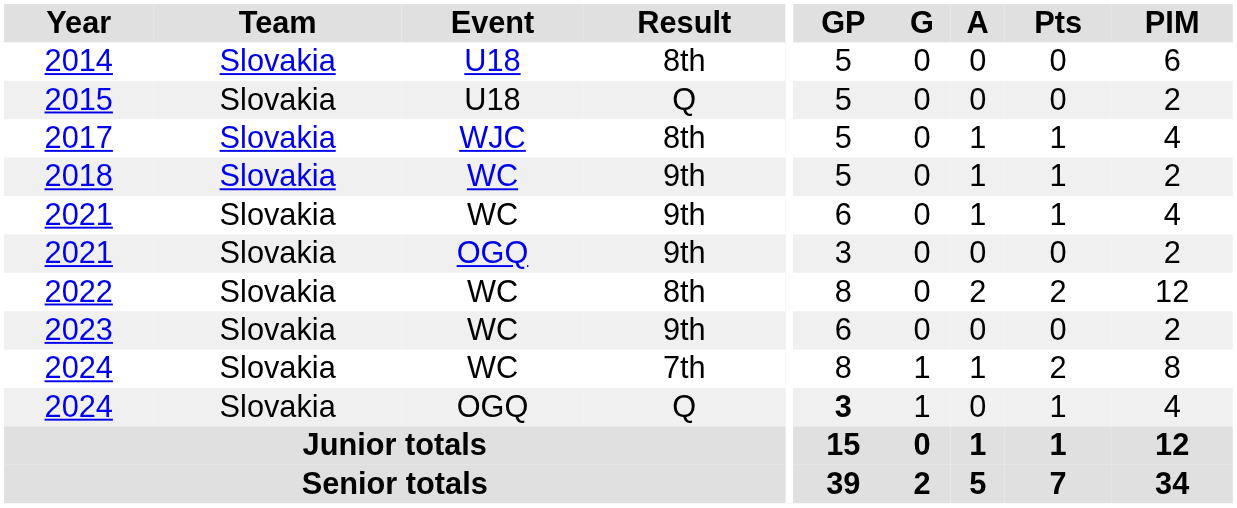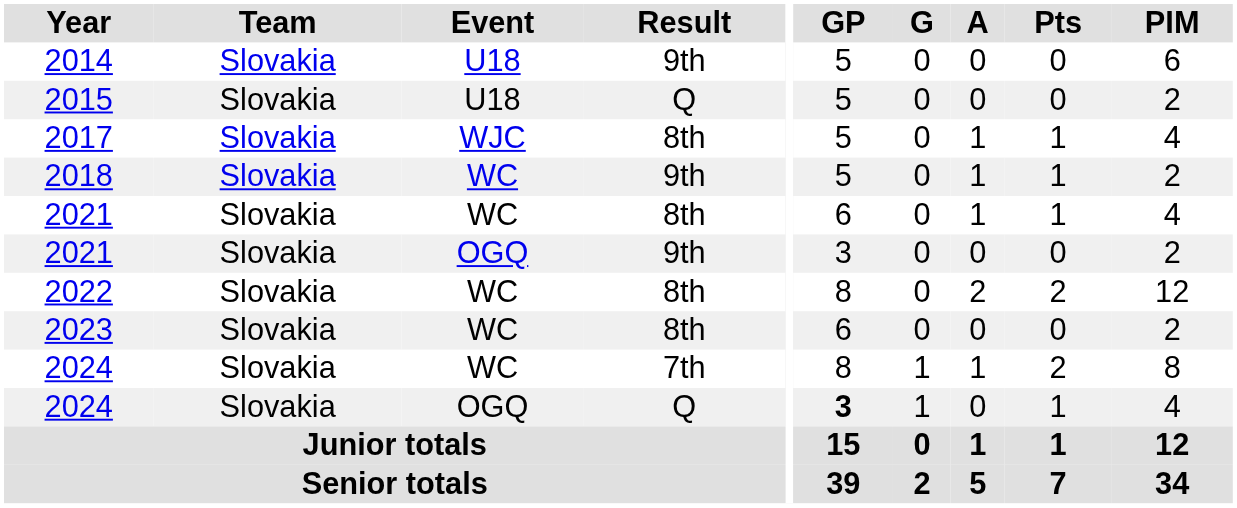(684, 61) 8th -> (684, 61) 9th
(684, 214) 9th -> (684, 214) 8th
(684, 329) 9th -> (684, 329) 8th
